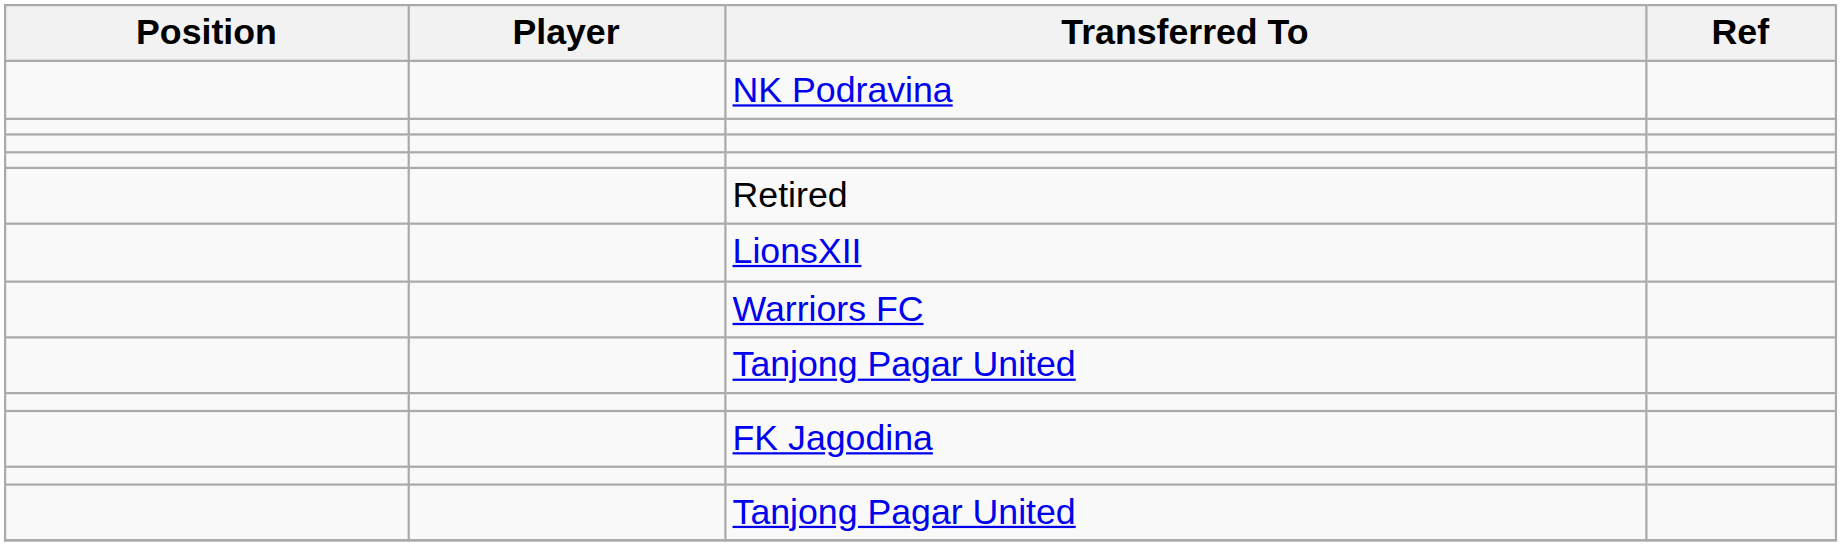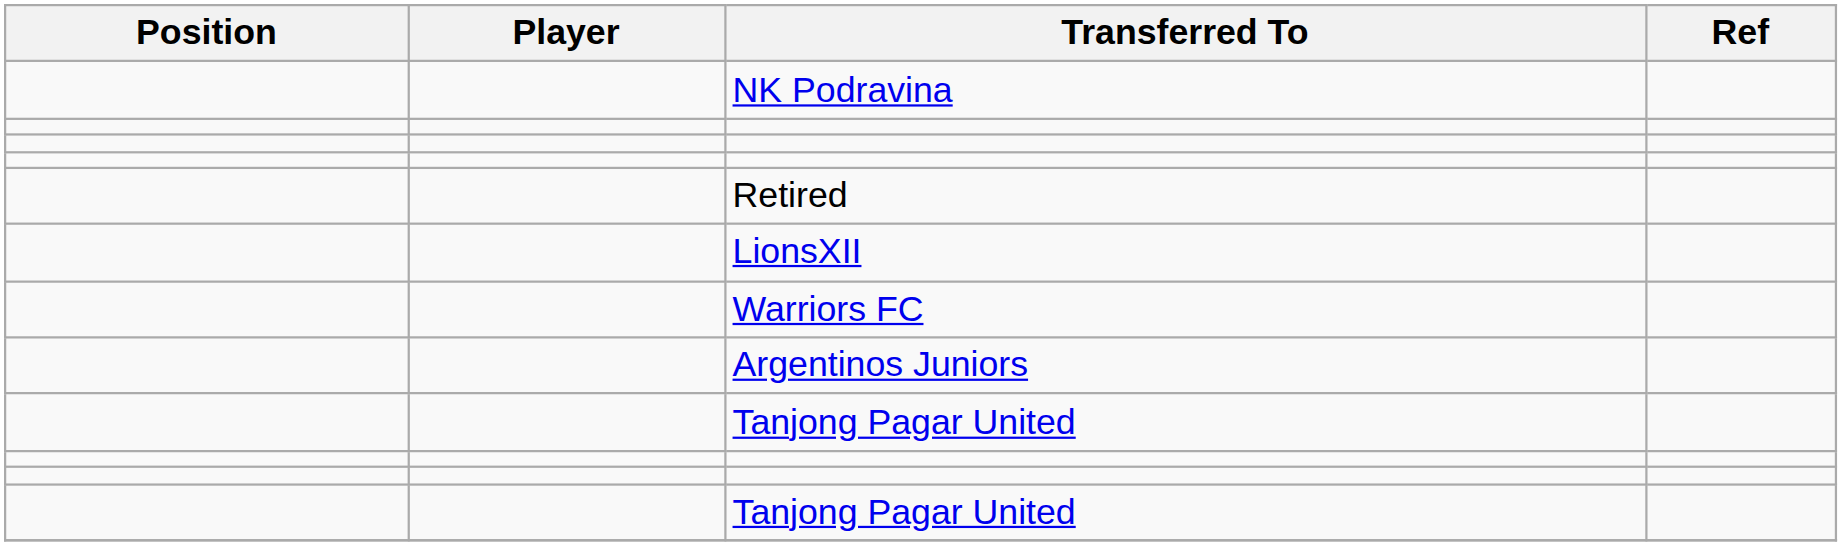+ row: (206, 366)
- row: (206, 439)
